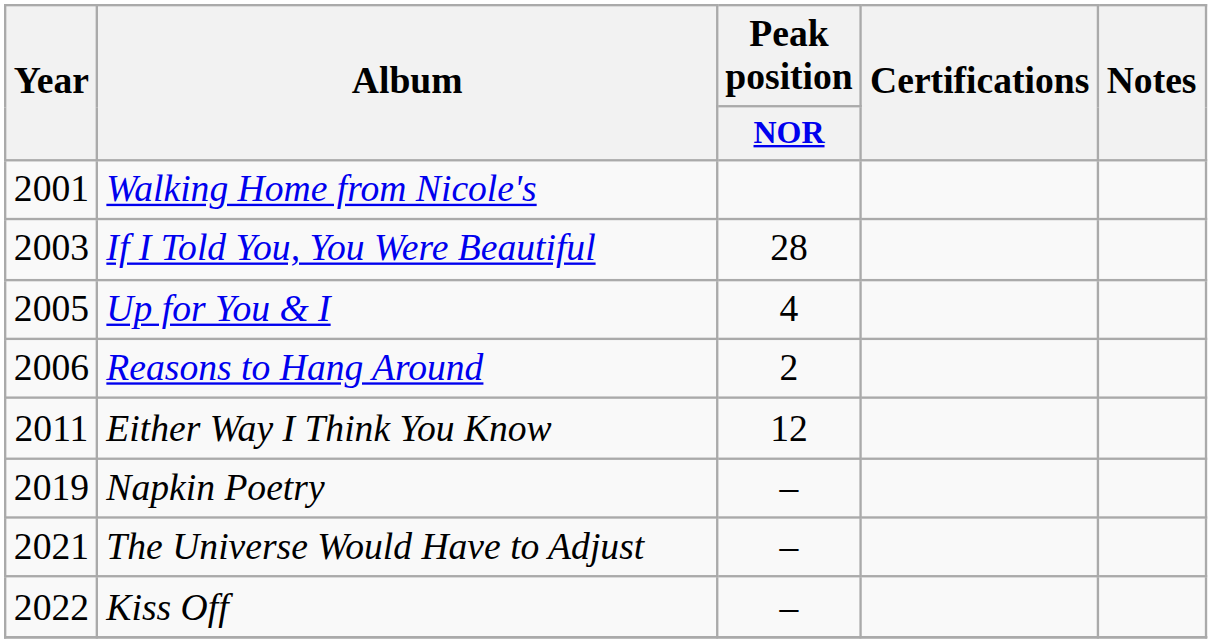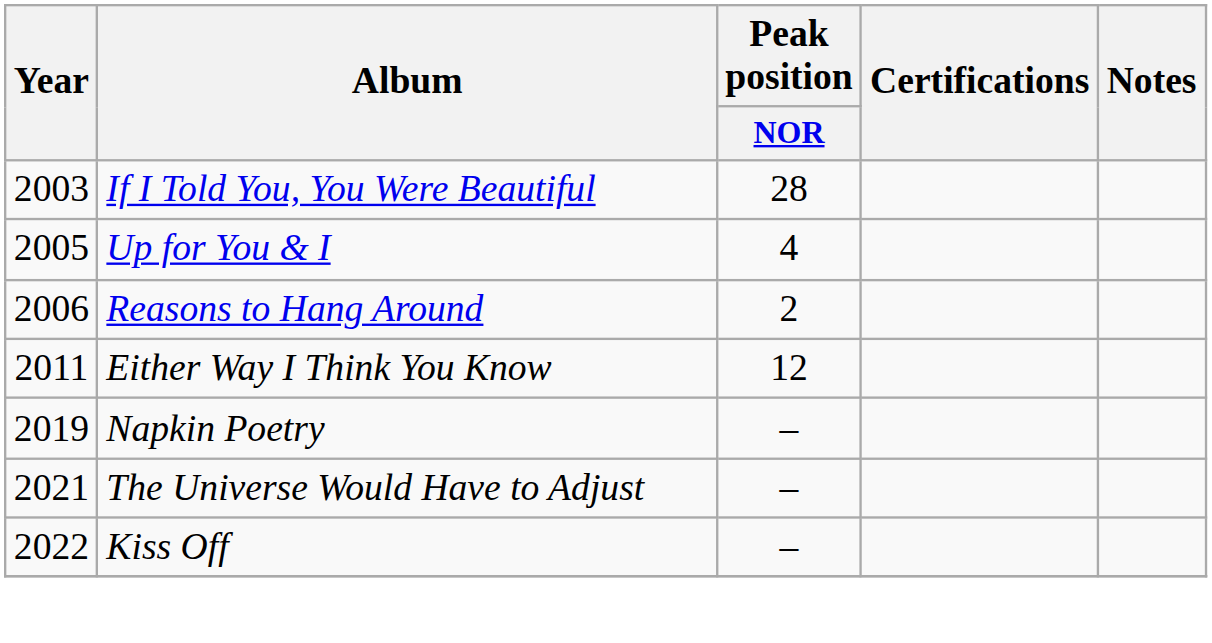- row: (322, 188)
